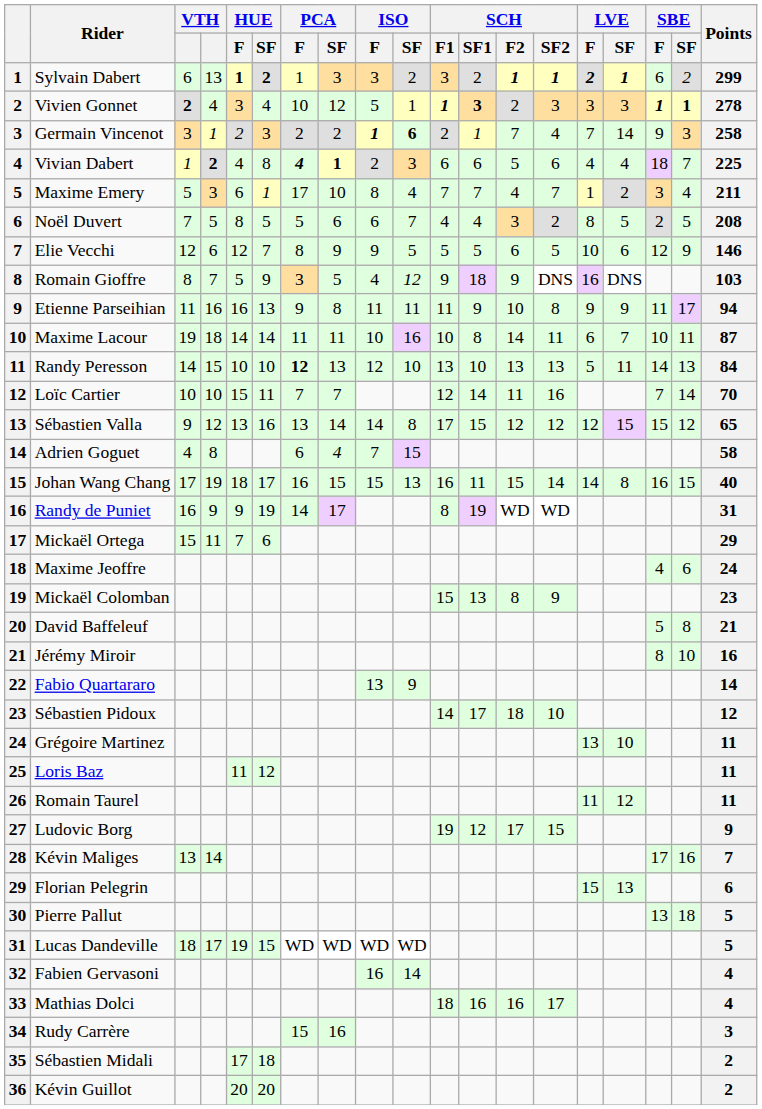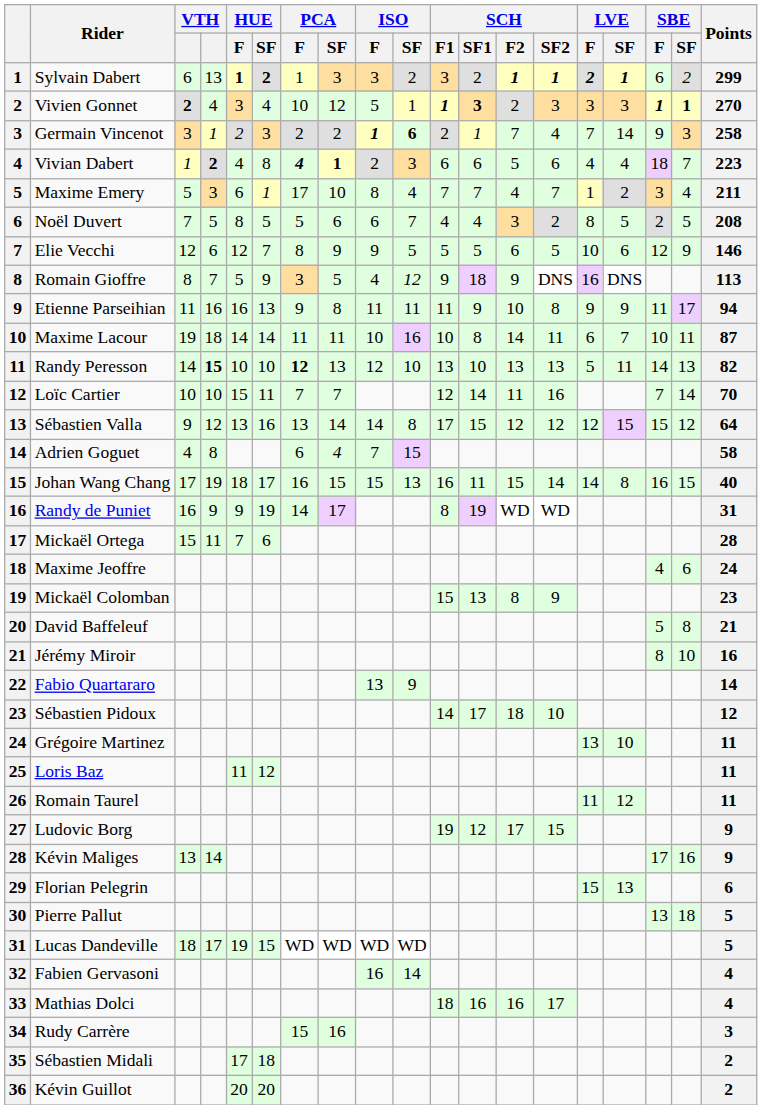(729, 105) 278 -> (729, 105) 270
(729, 163) 225 -> (729, 163) 223
(729, 279) 103 -> (729, 279) 113
(213, 365) normal -> (213, 365) bold
(729, 365) 84 -> (729, 365) 82
(729, 423) 65 -> (729, 423) 64
(729, 539) 29 -> (729, 539) 28
(729, 857) 7 -> (729, 857) 9
